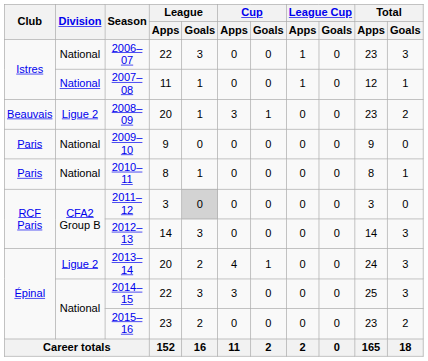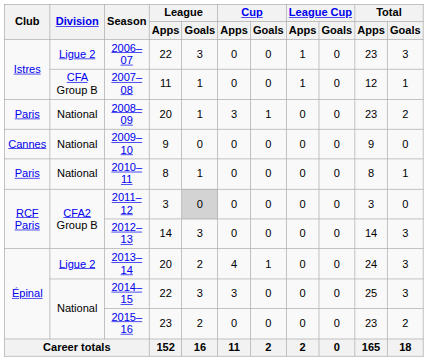(80, 54) National -> (77, 54) Ligue 2
(80, 84) National -> (77, 84) CFA Group B
(30, 114) Beauvais -> (27, 114) Paris
(80, 114) Ligue 2 -> (77, 114) National
(30, 144) Paris -> (27, 144) Cannes
